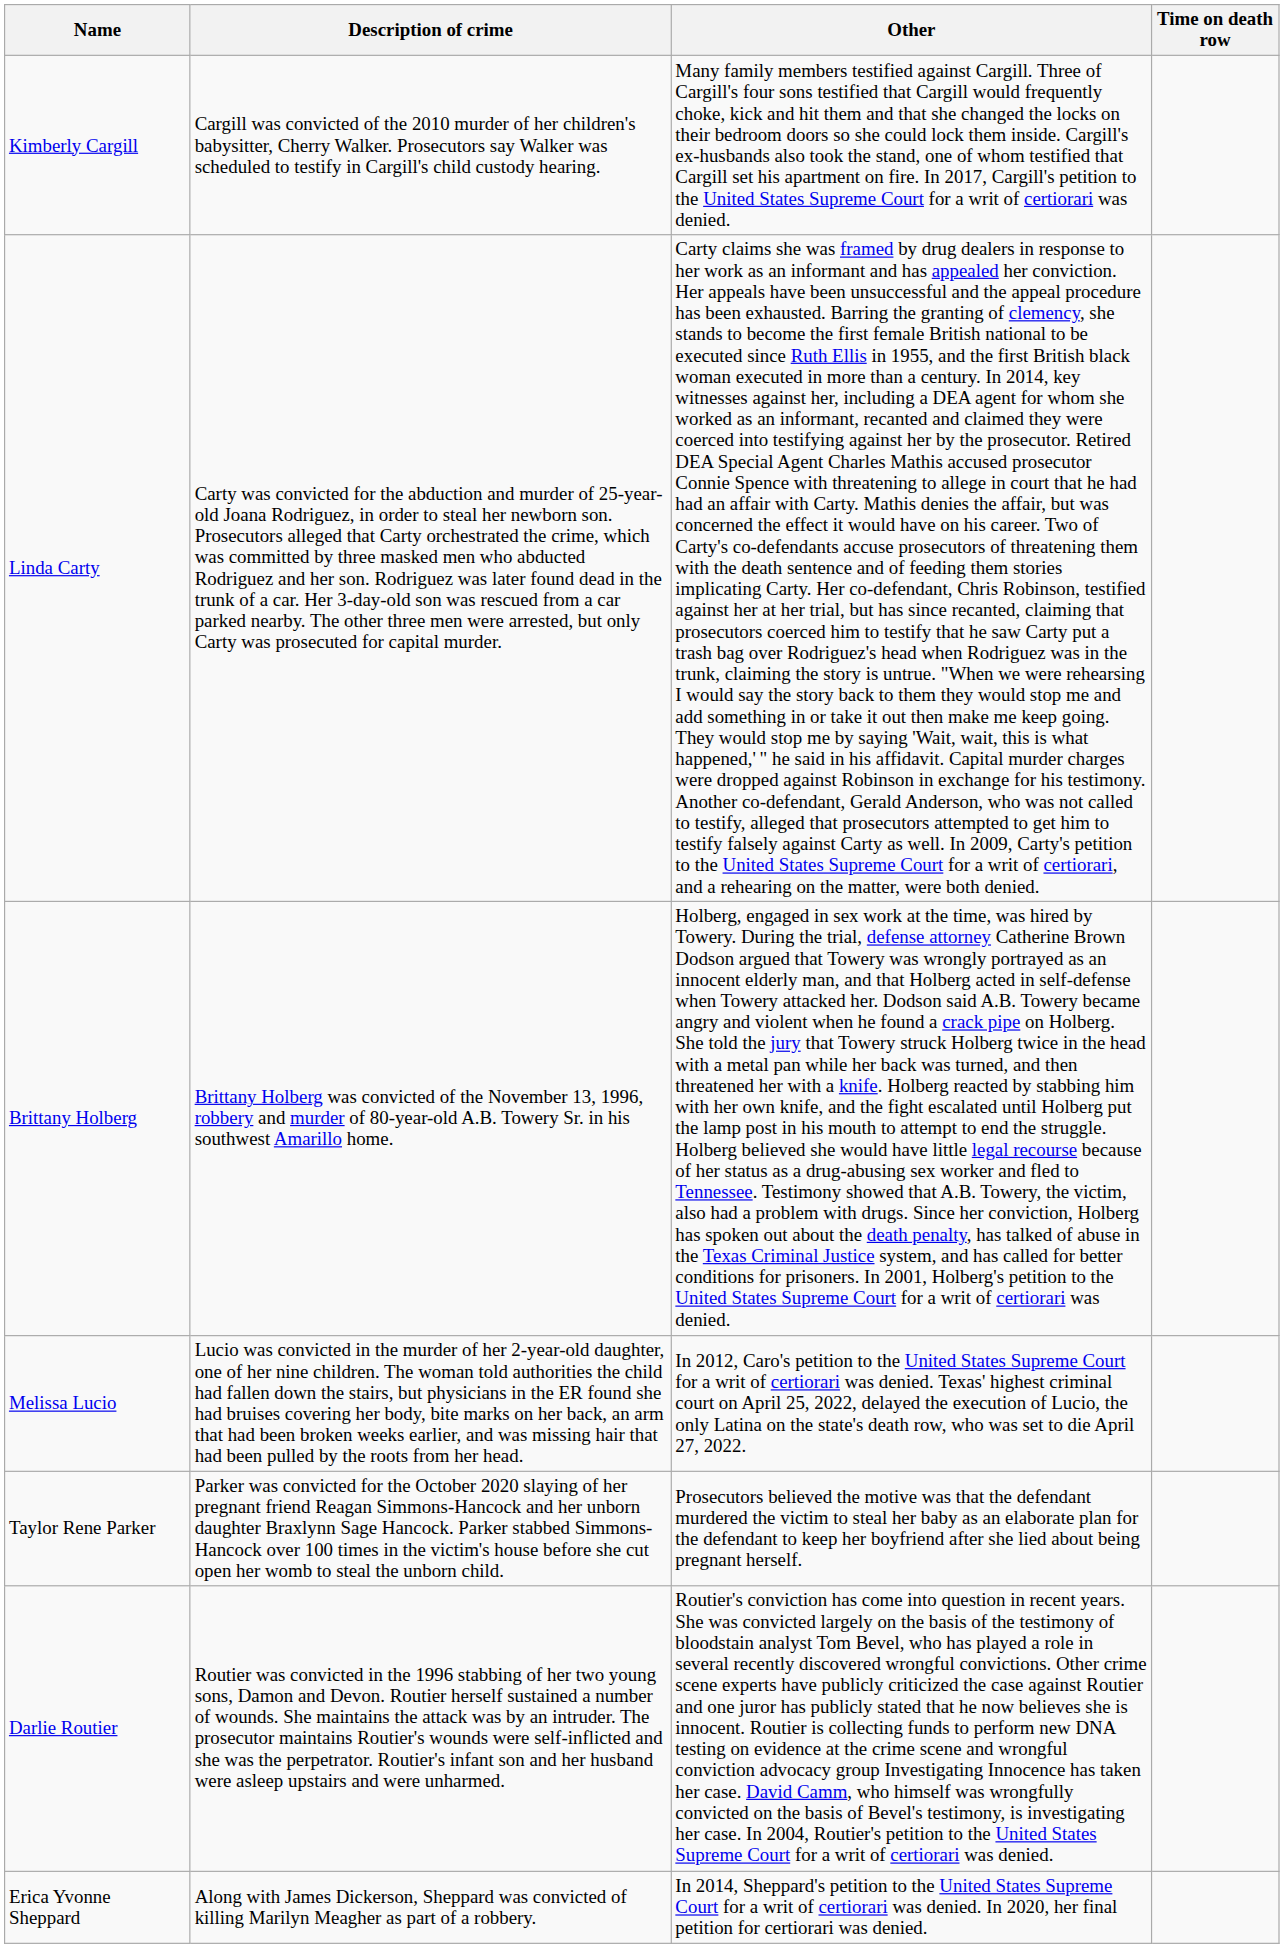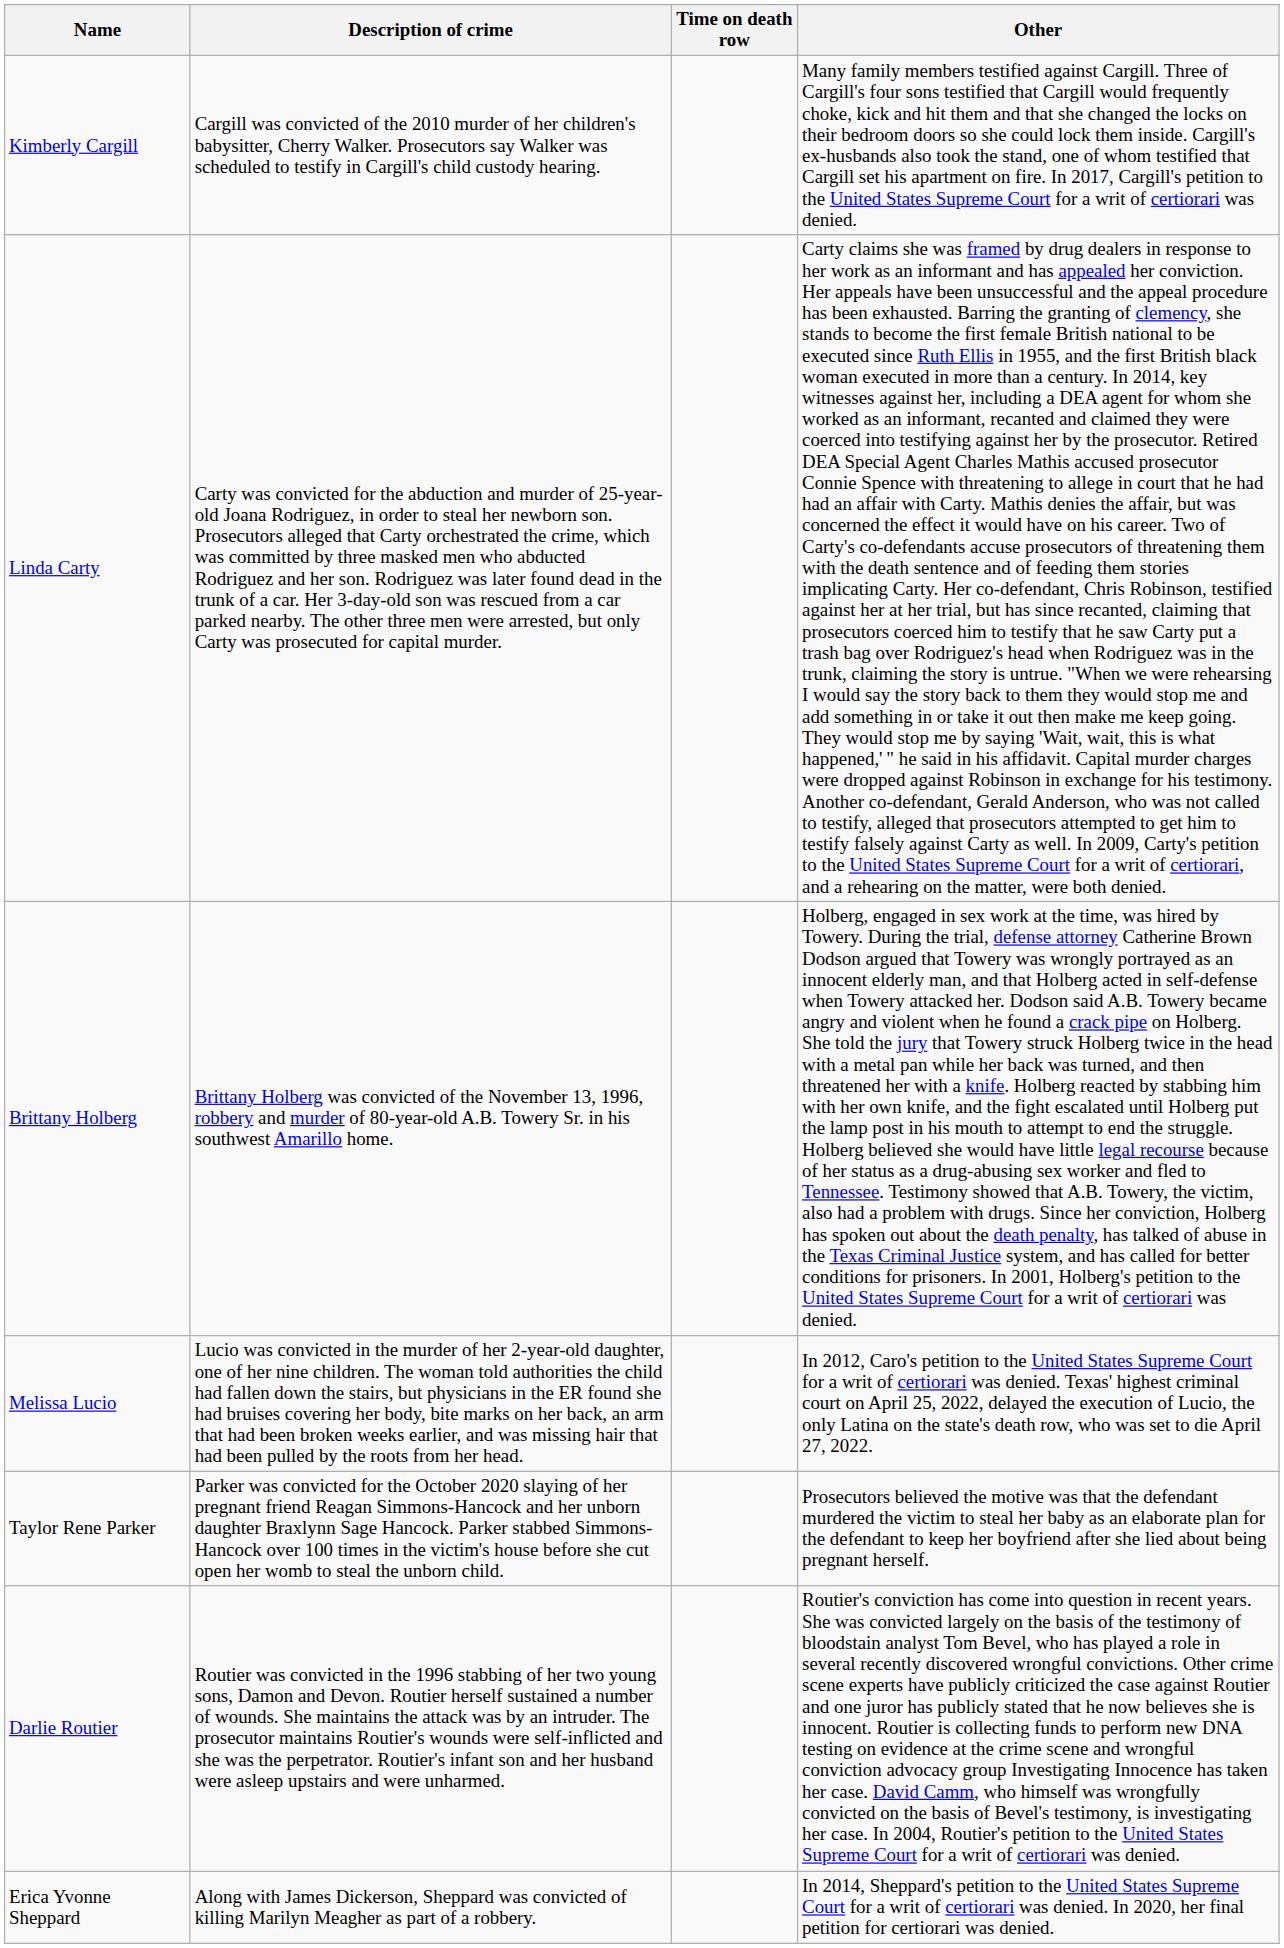columns swapped: (1215, 30) <-> (911, 30)
